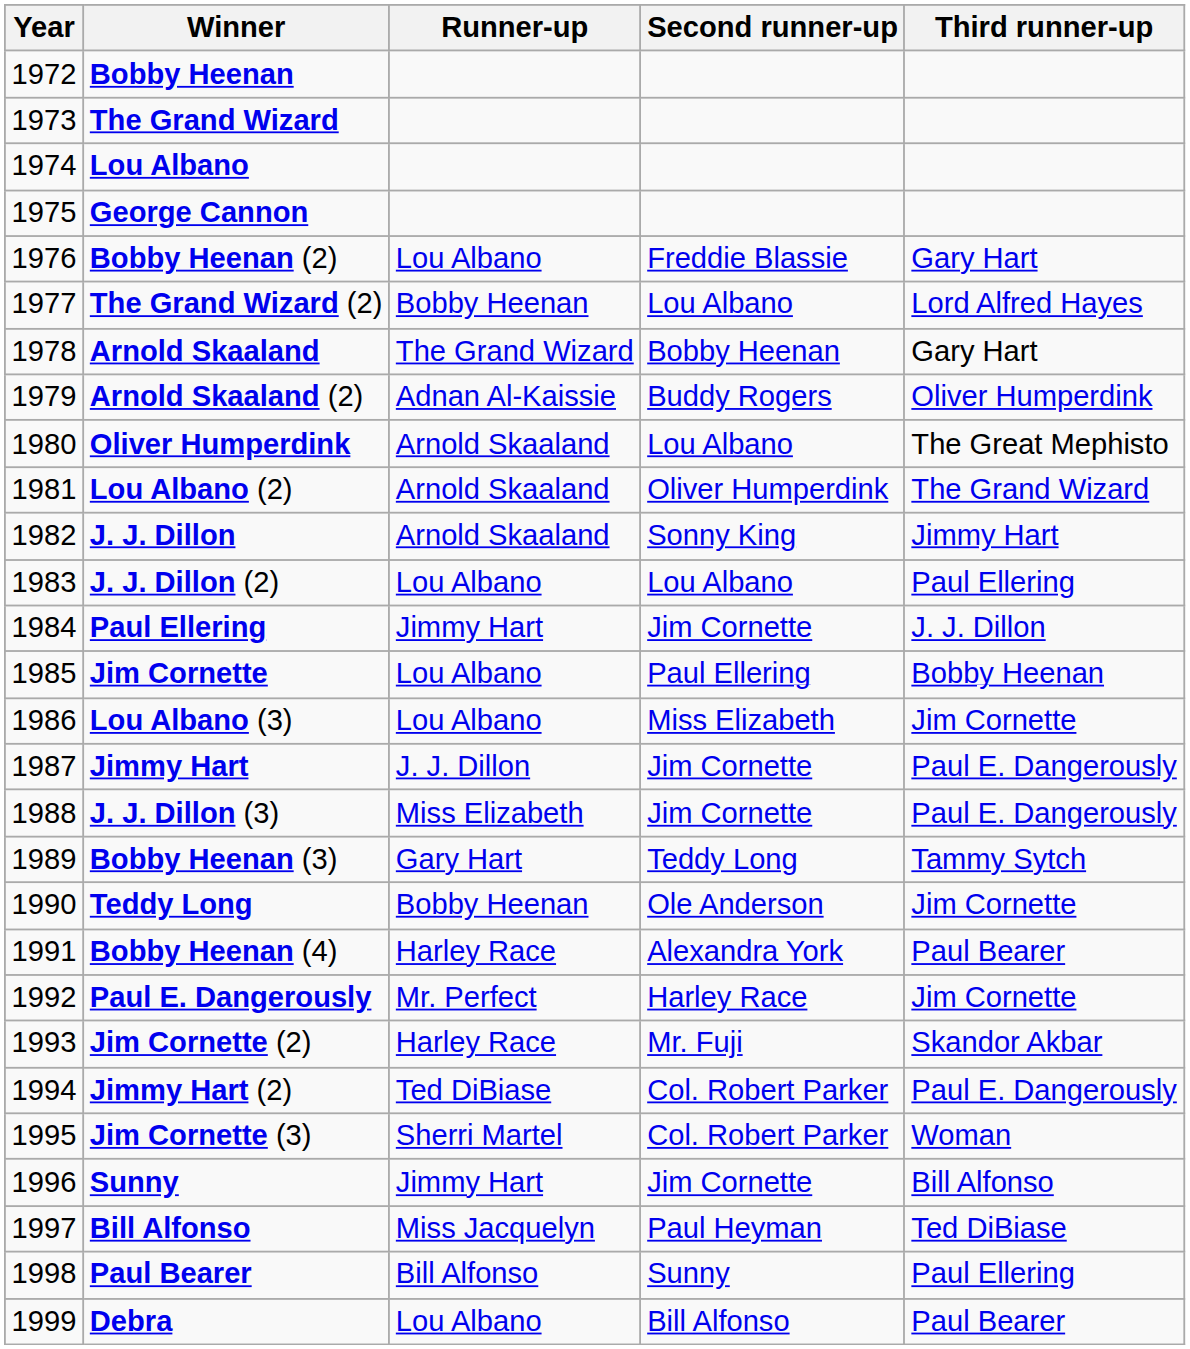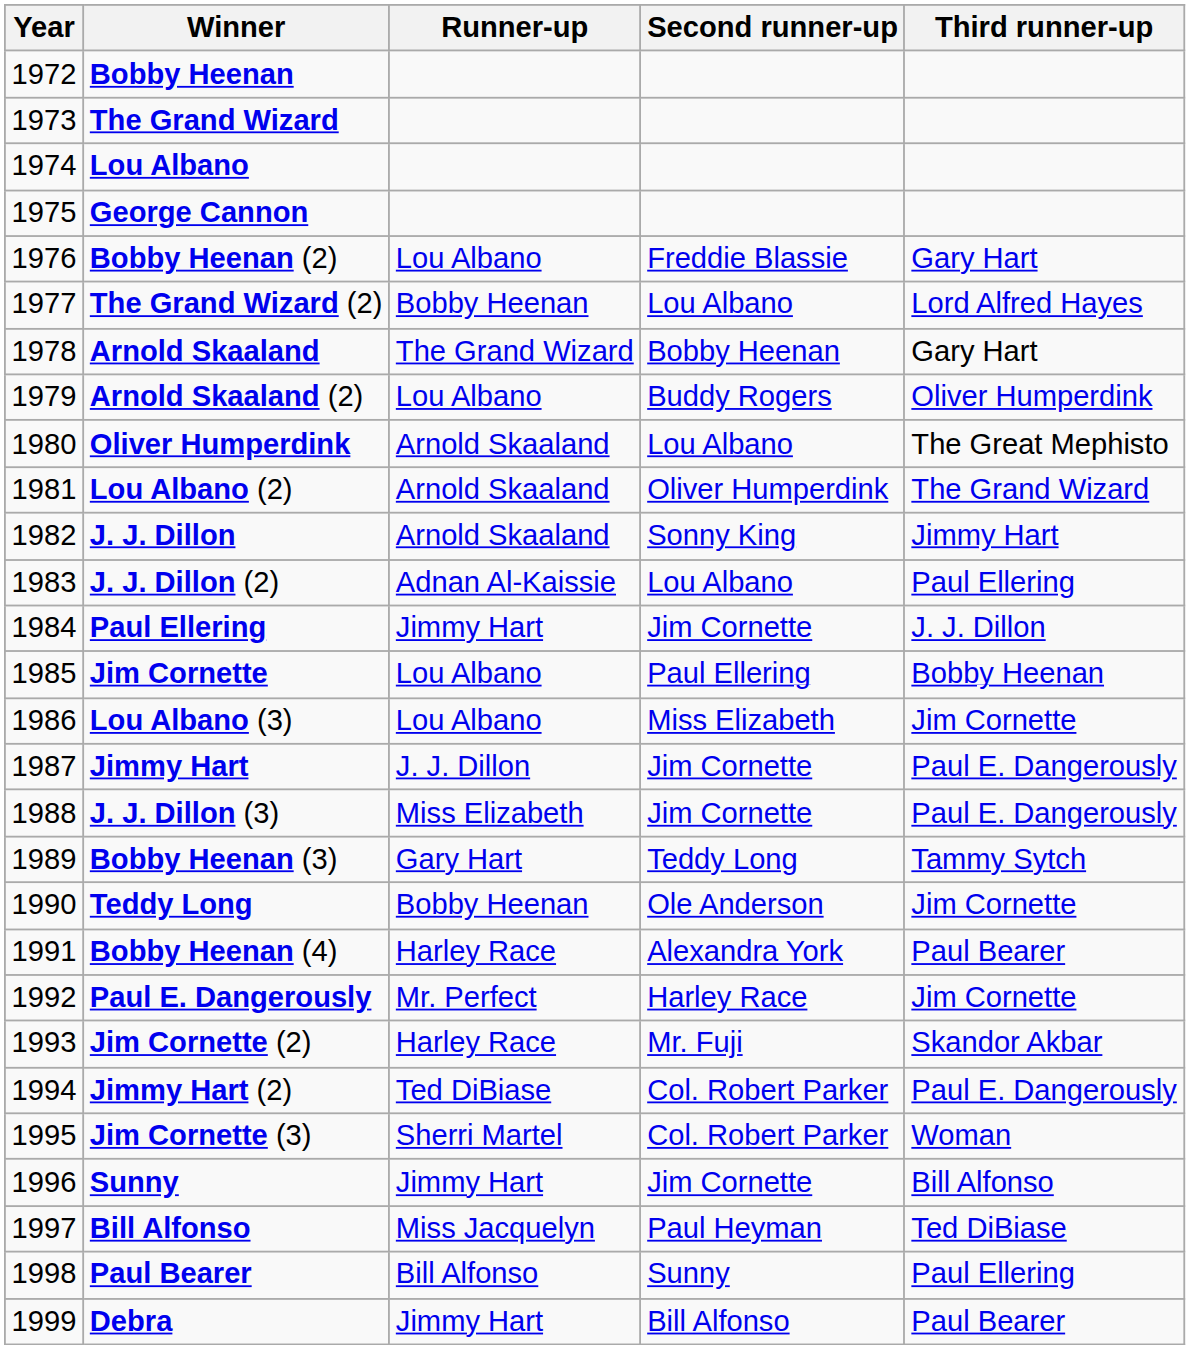(506, 397) Adnan Al-Kaissie -> (469, 397) Lou Albano
(469, 581) Lou Albano -> (506, 581) Adnan Al-Kaissie
(469, 1320) Lou Albano -> (469, 1320) Jimmy Hart
